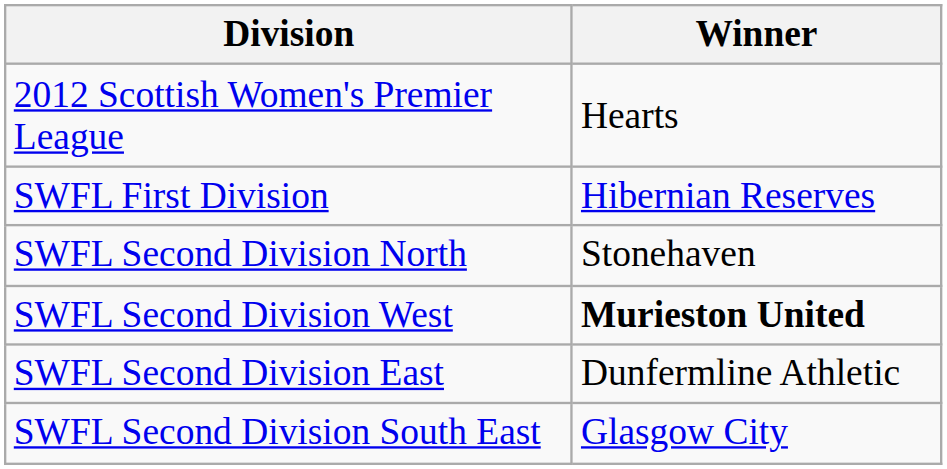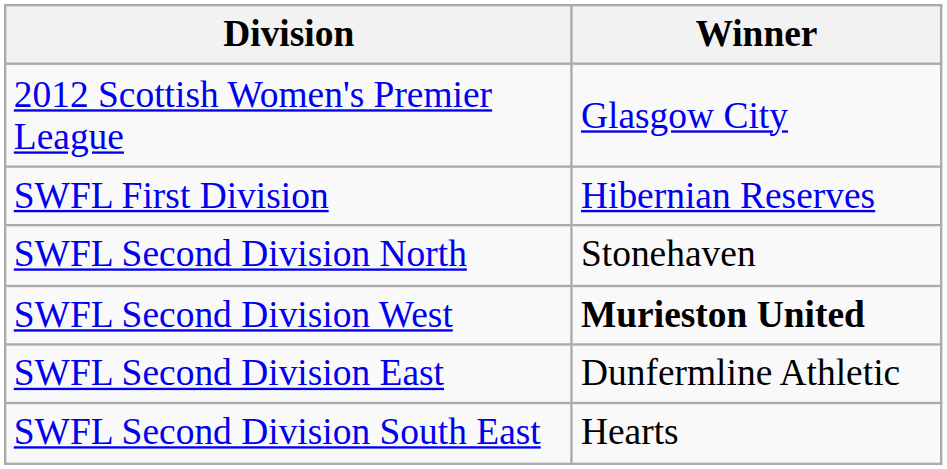(630, 114) Hearts -> (684, 114) Glasgow City
(684, 432) Glasgow City -> (630, 432) Hearts
